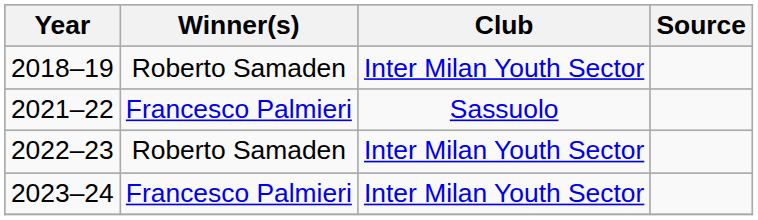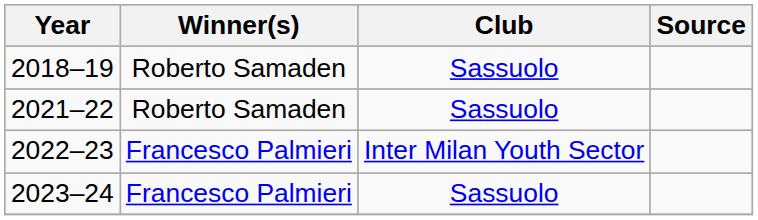(504, 67) Inter Milan Youth Sector -> (504, 67) Sassuolo
(239, 109) Francesco Palmieri -> (239, 109) Roberto Samaden
(239, 151) Roberto Samaden -> (239, 151) Francesco Palmieri
(504, 192) Inter Milan Youth Sector -> (504, 192) Sassuolo
